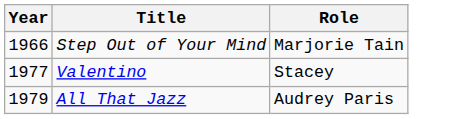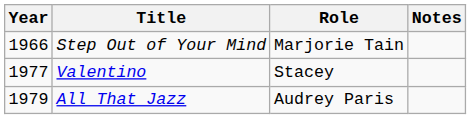+ column: (437, 18)
